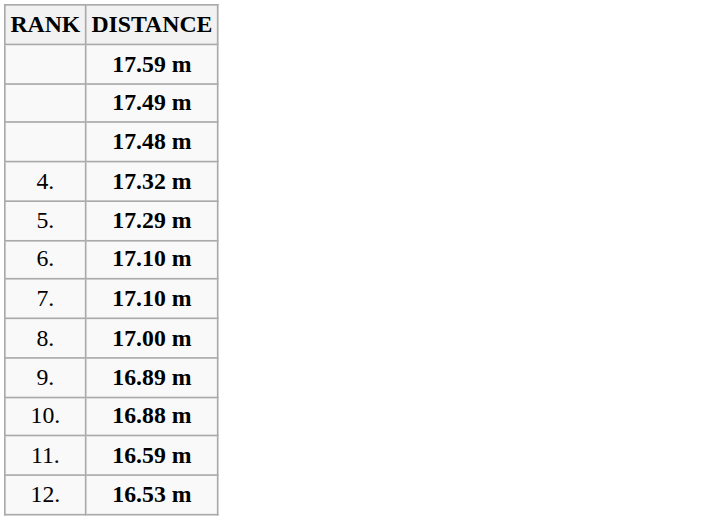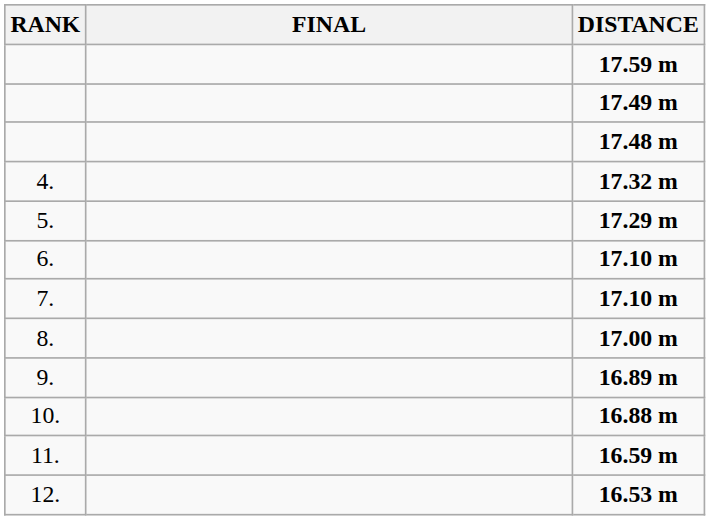+ column: (329, 24)
